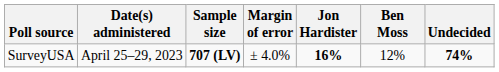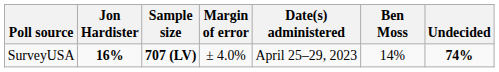columns swapped: (132, 24) <-> (328, 24)
(392, 55) 12% -> (392, 55) 14%
